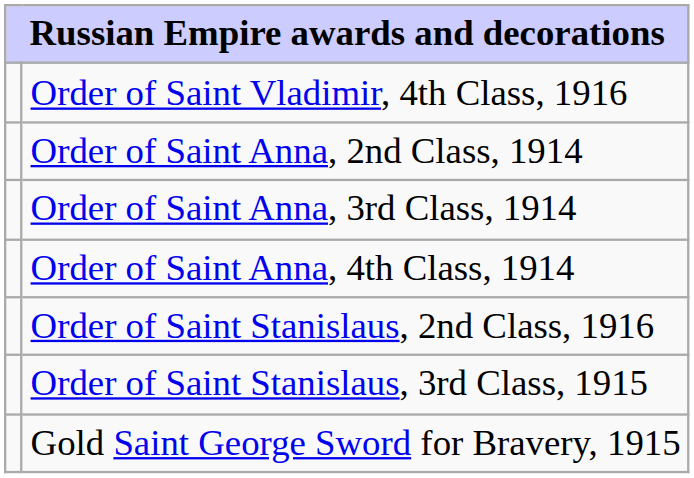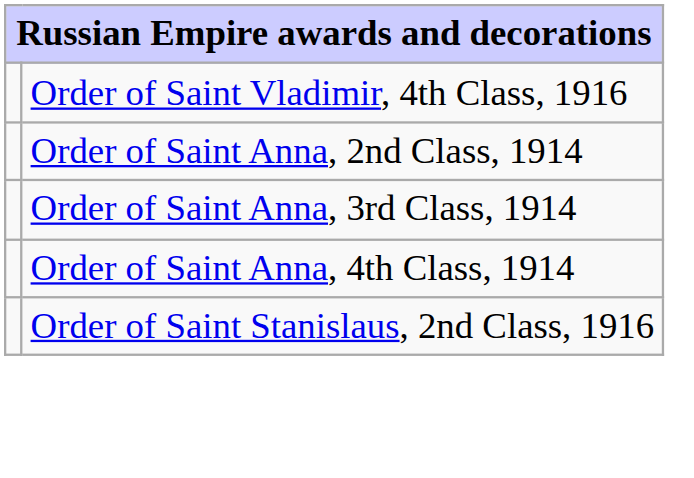- row: (339, 383)
- row: (356, 442)
